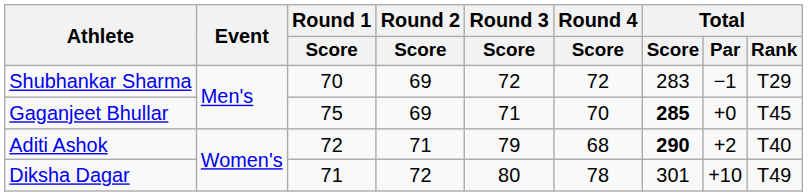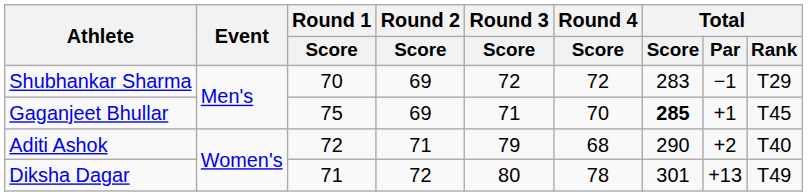(725, 113) +0 -> (725, 113) +1
(673, 145) bold -> (673, 145) normal
(725, 176) +10 -> (725, 176) +13
